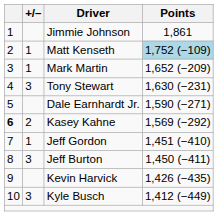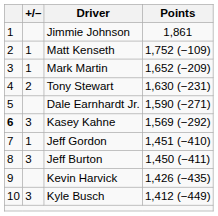(178, 50) lightblue background -> (178, 50) no background
(28, 86) 3 -> (28, 86) 2
(28, 123) 2 -> (28, 123) 3
